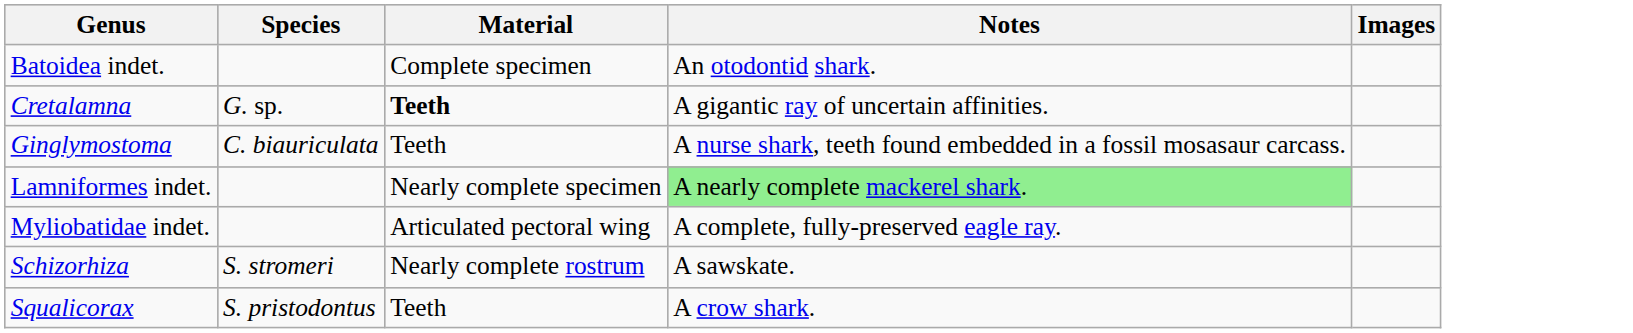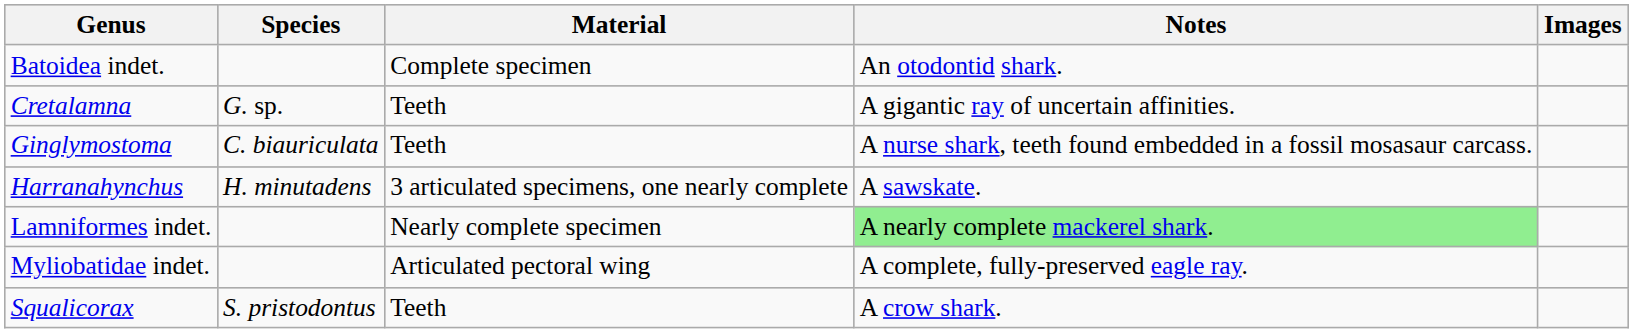(420, 105) bold -> (418, 105) normal
+ row: (97, 186)
- row: (70, 266)
